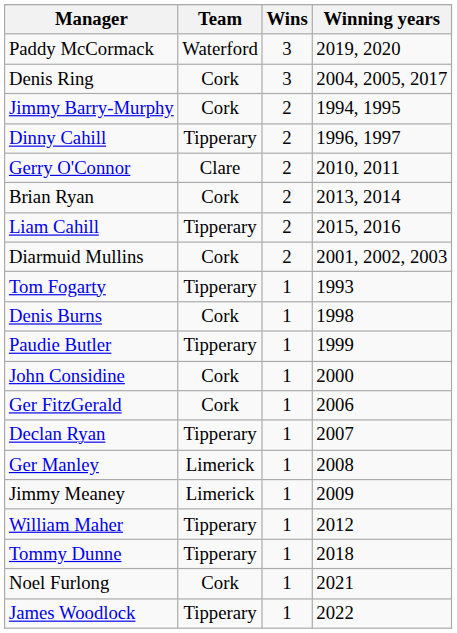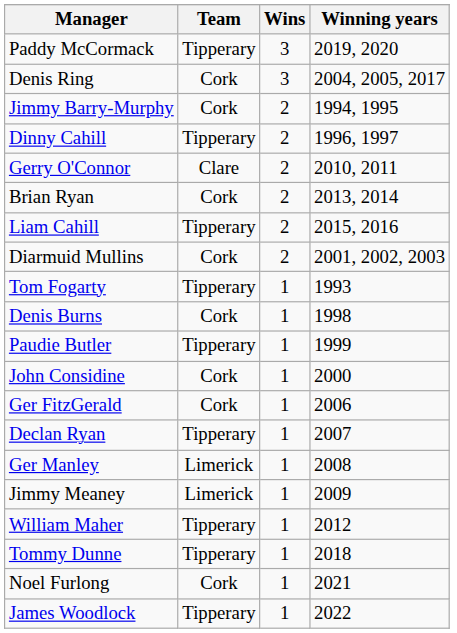(220, 49) Waterford -> (219, 49) Tipperary
